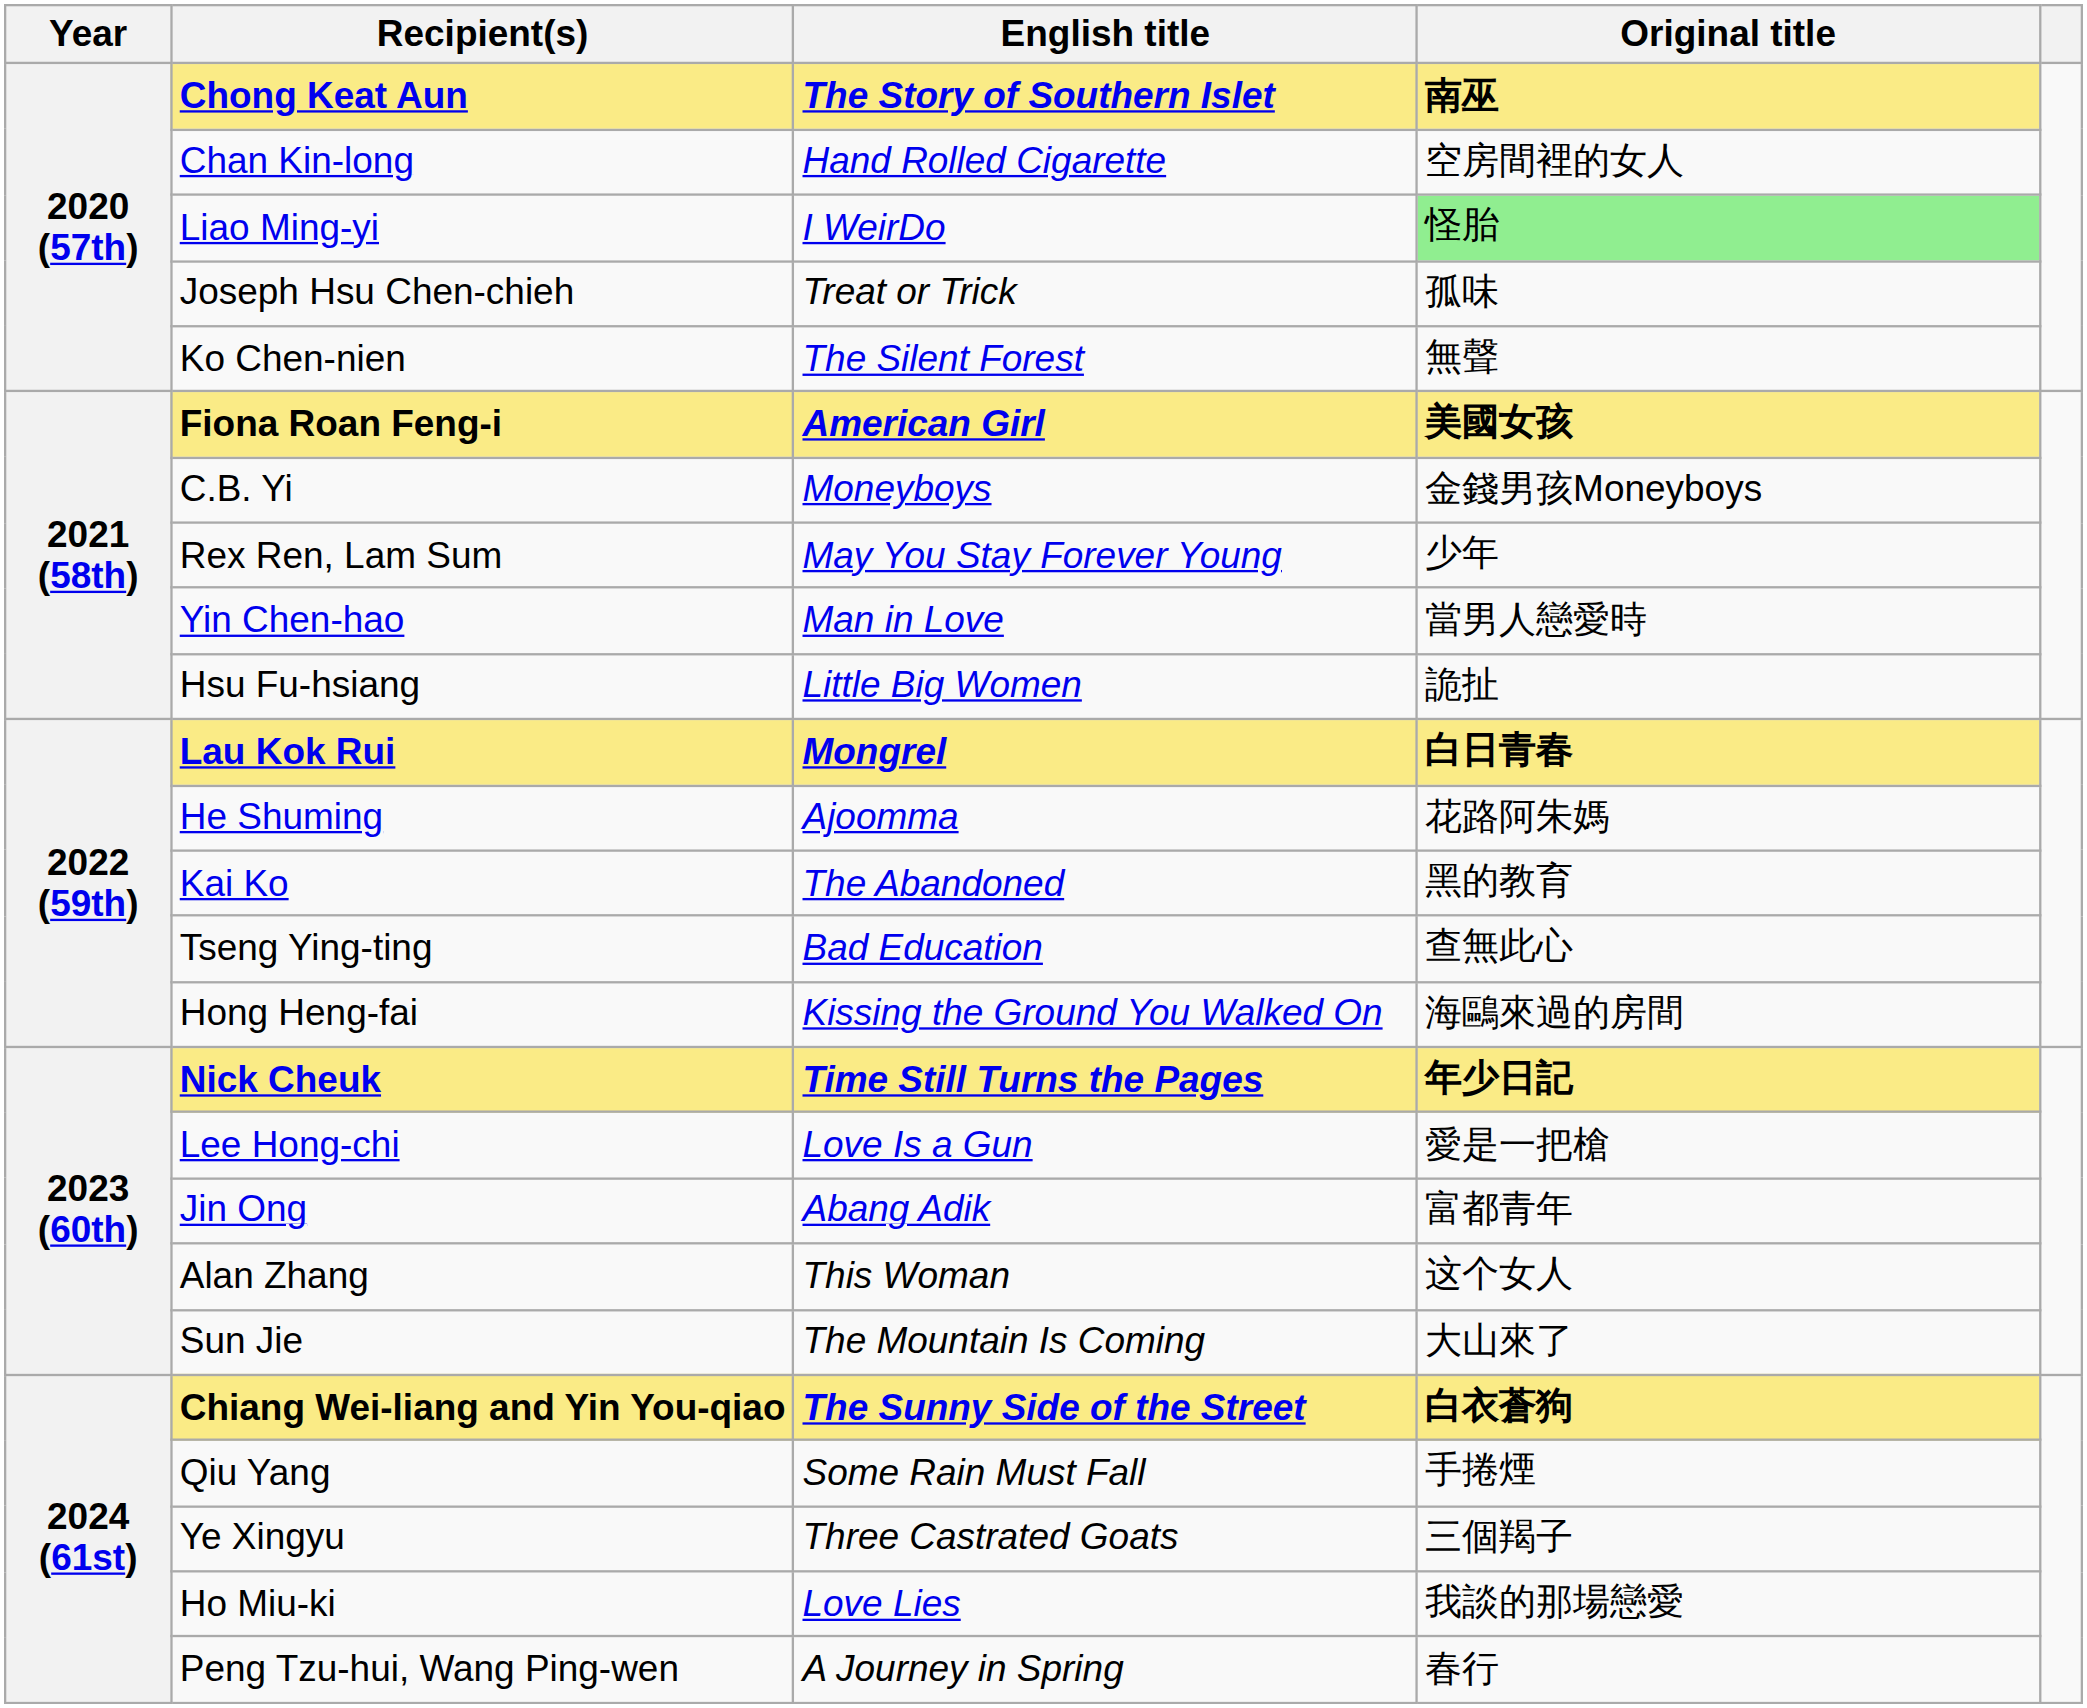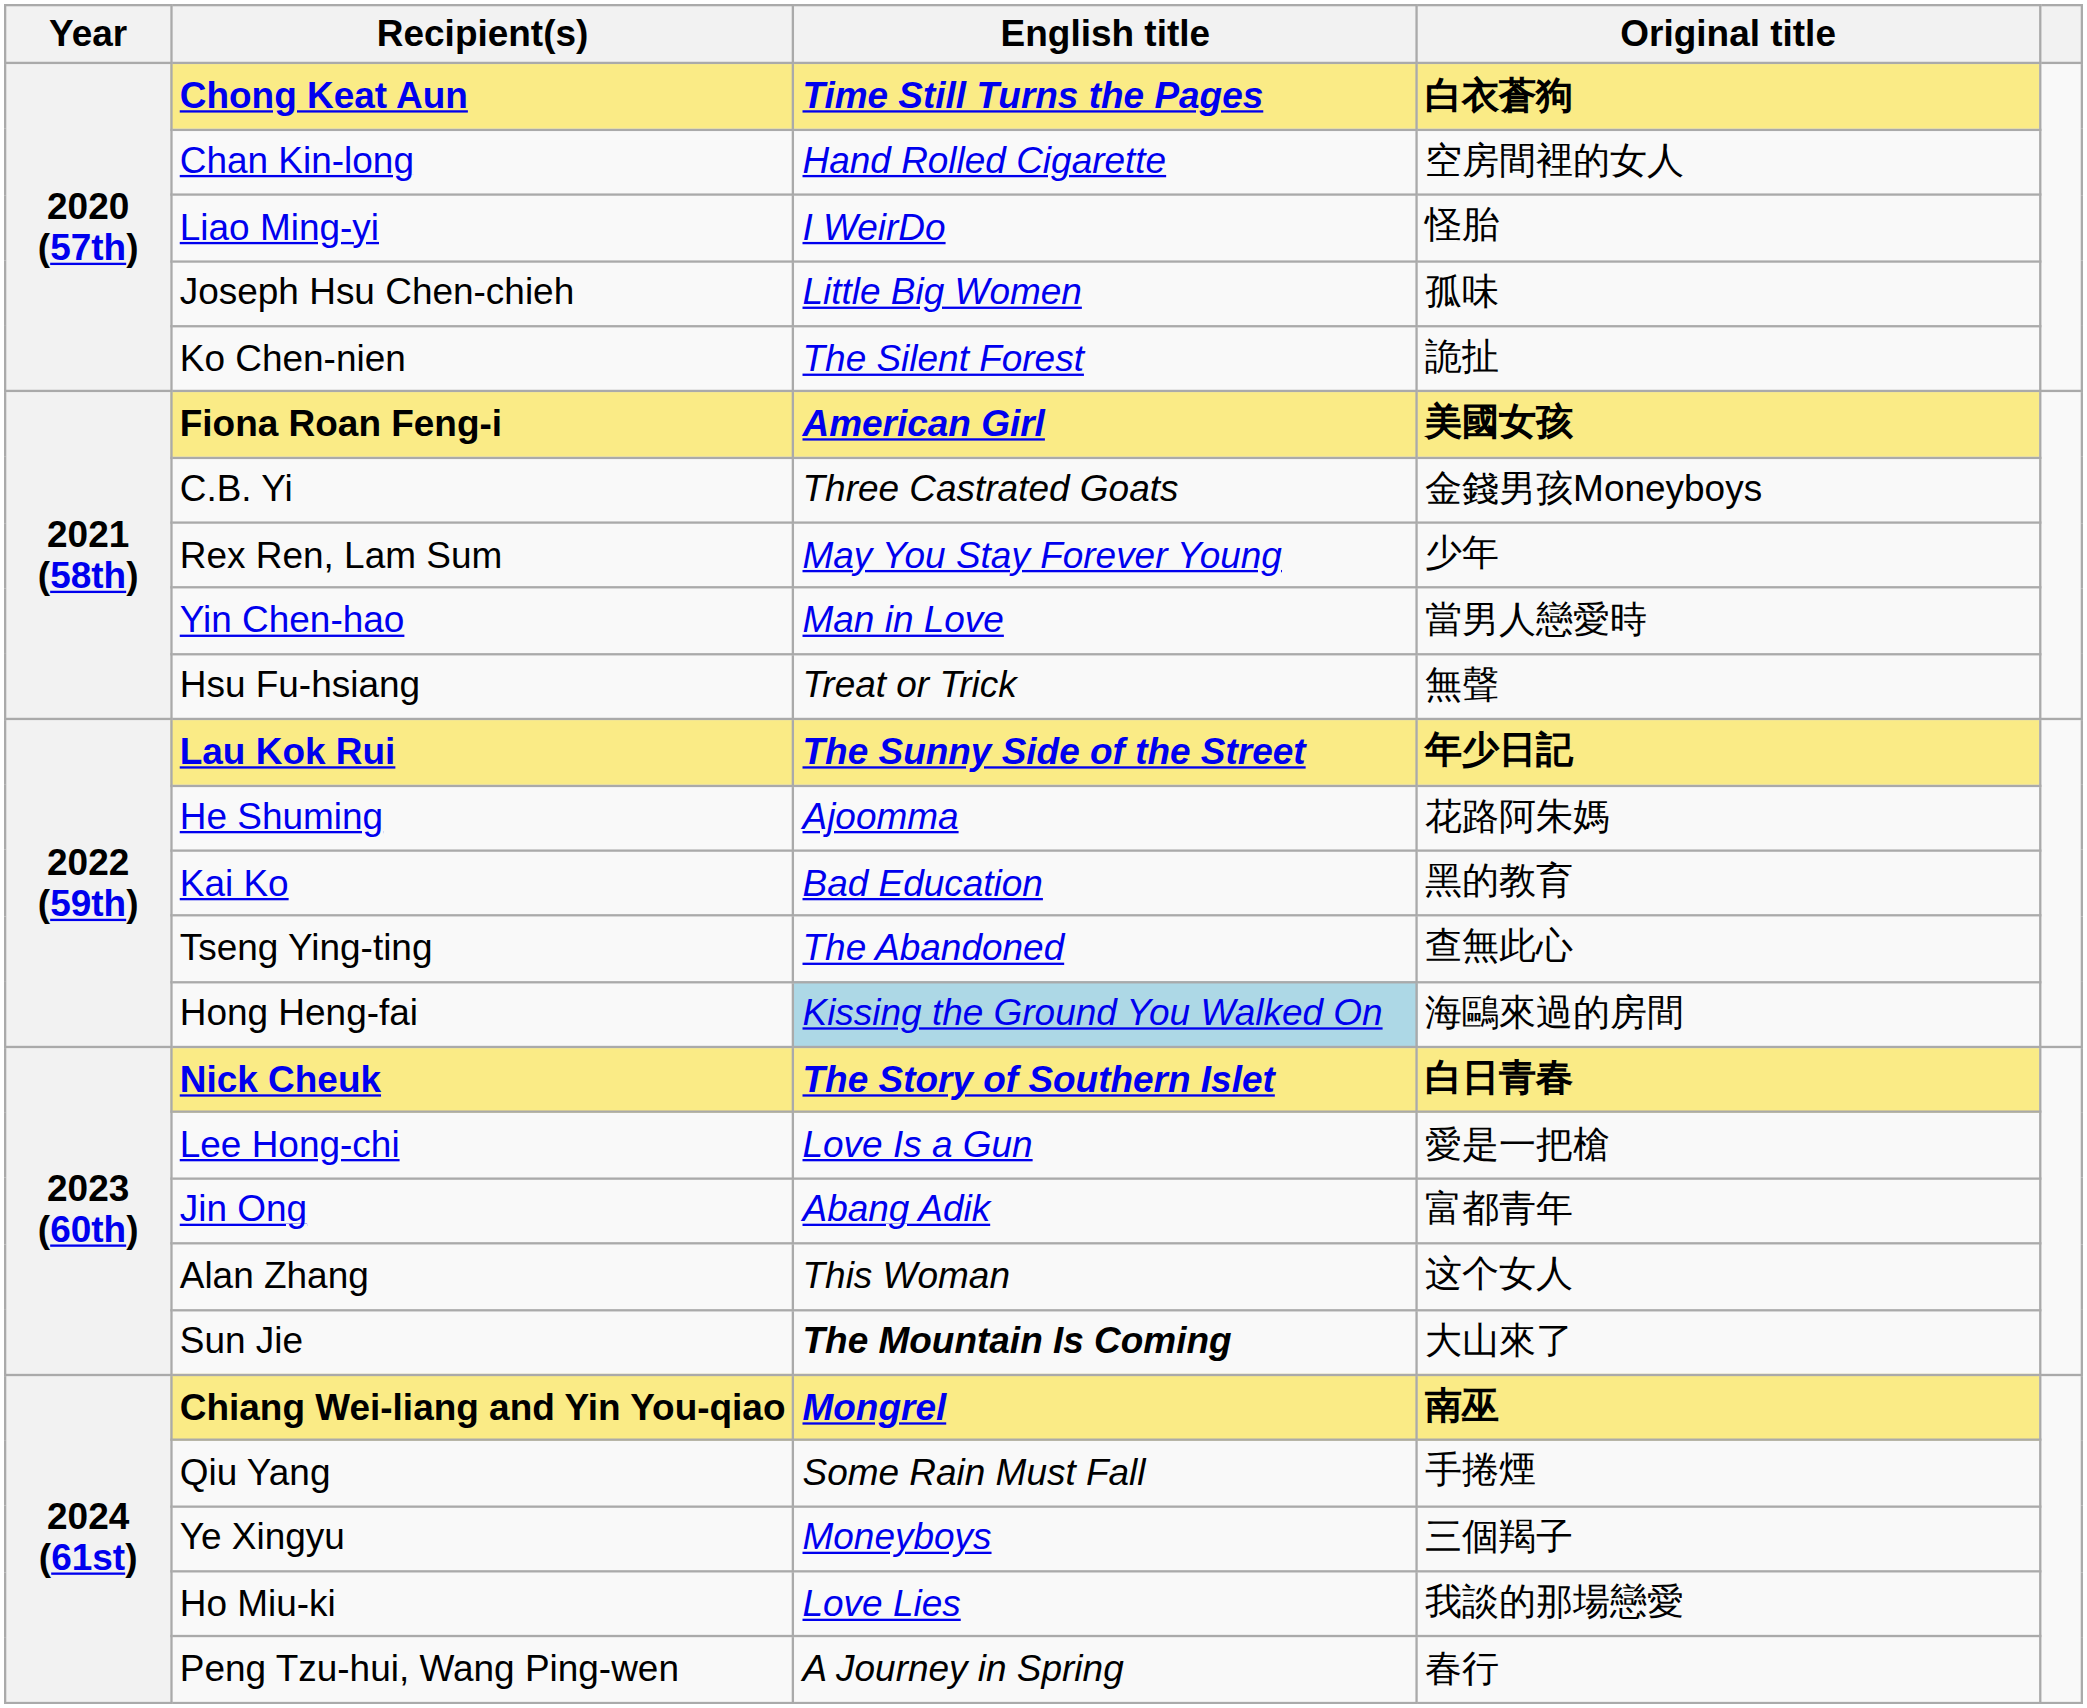(1039, 95) The Story of Southern Islet -> (1033, 95) Time Still Turns the Pages
(1462, 94) 南巫 -> (1499, 94) 白衣蒼狗
(1462, 225) lightgreen background -> (1462, 225) no background
(910, 292) Treat or Trick -> (942, 292) Little Big Women
(1462, 356) 無聲 -> (1462, 356) 詭扯
(897, 489) Moneyboys -> (990, 489) Three Castrated Goats
(942, 685) Little Big Women -> (910, 685) Treat or Trick
(1462, 684) 詭扯 -> (1462, 684) 無聲
(874, 751) Mongrel -> (1054, 751) The Sunny Side of the Street
(1499, 750) 白日青春 -> (1499, 750) 年少日記
(933, 882) The Abandoned -> (923, 882) Bad Education
(923, 947) Bad Education -> (933, 947) The Abandoned
(1093, 1013) no background -> (1093, 1013) lightblue background
(1033, 1079) Time Still Turns the Pages -> (1039, 1079) The Story of Southern Islet
(1499, 1077) 年少日記 -> (1499, 1077) 白日青春
(1004, 1341) normal -> (1017, 1341) bold
(1054, 1406) The Sunny Side of the Street -> (874, 1406) Mongrel
(1499, 1405) 白衣蒼狗 -> (1462, 1405) 南巫
(990, 1537) Three Castrated Goats -> (897, 1537) Moneyboys
